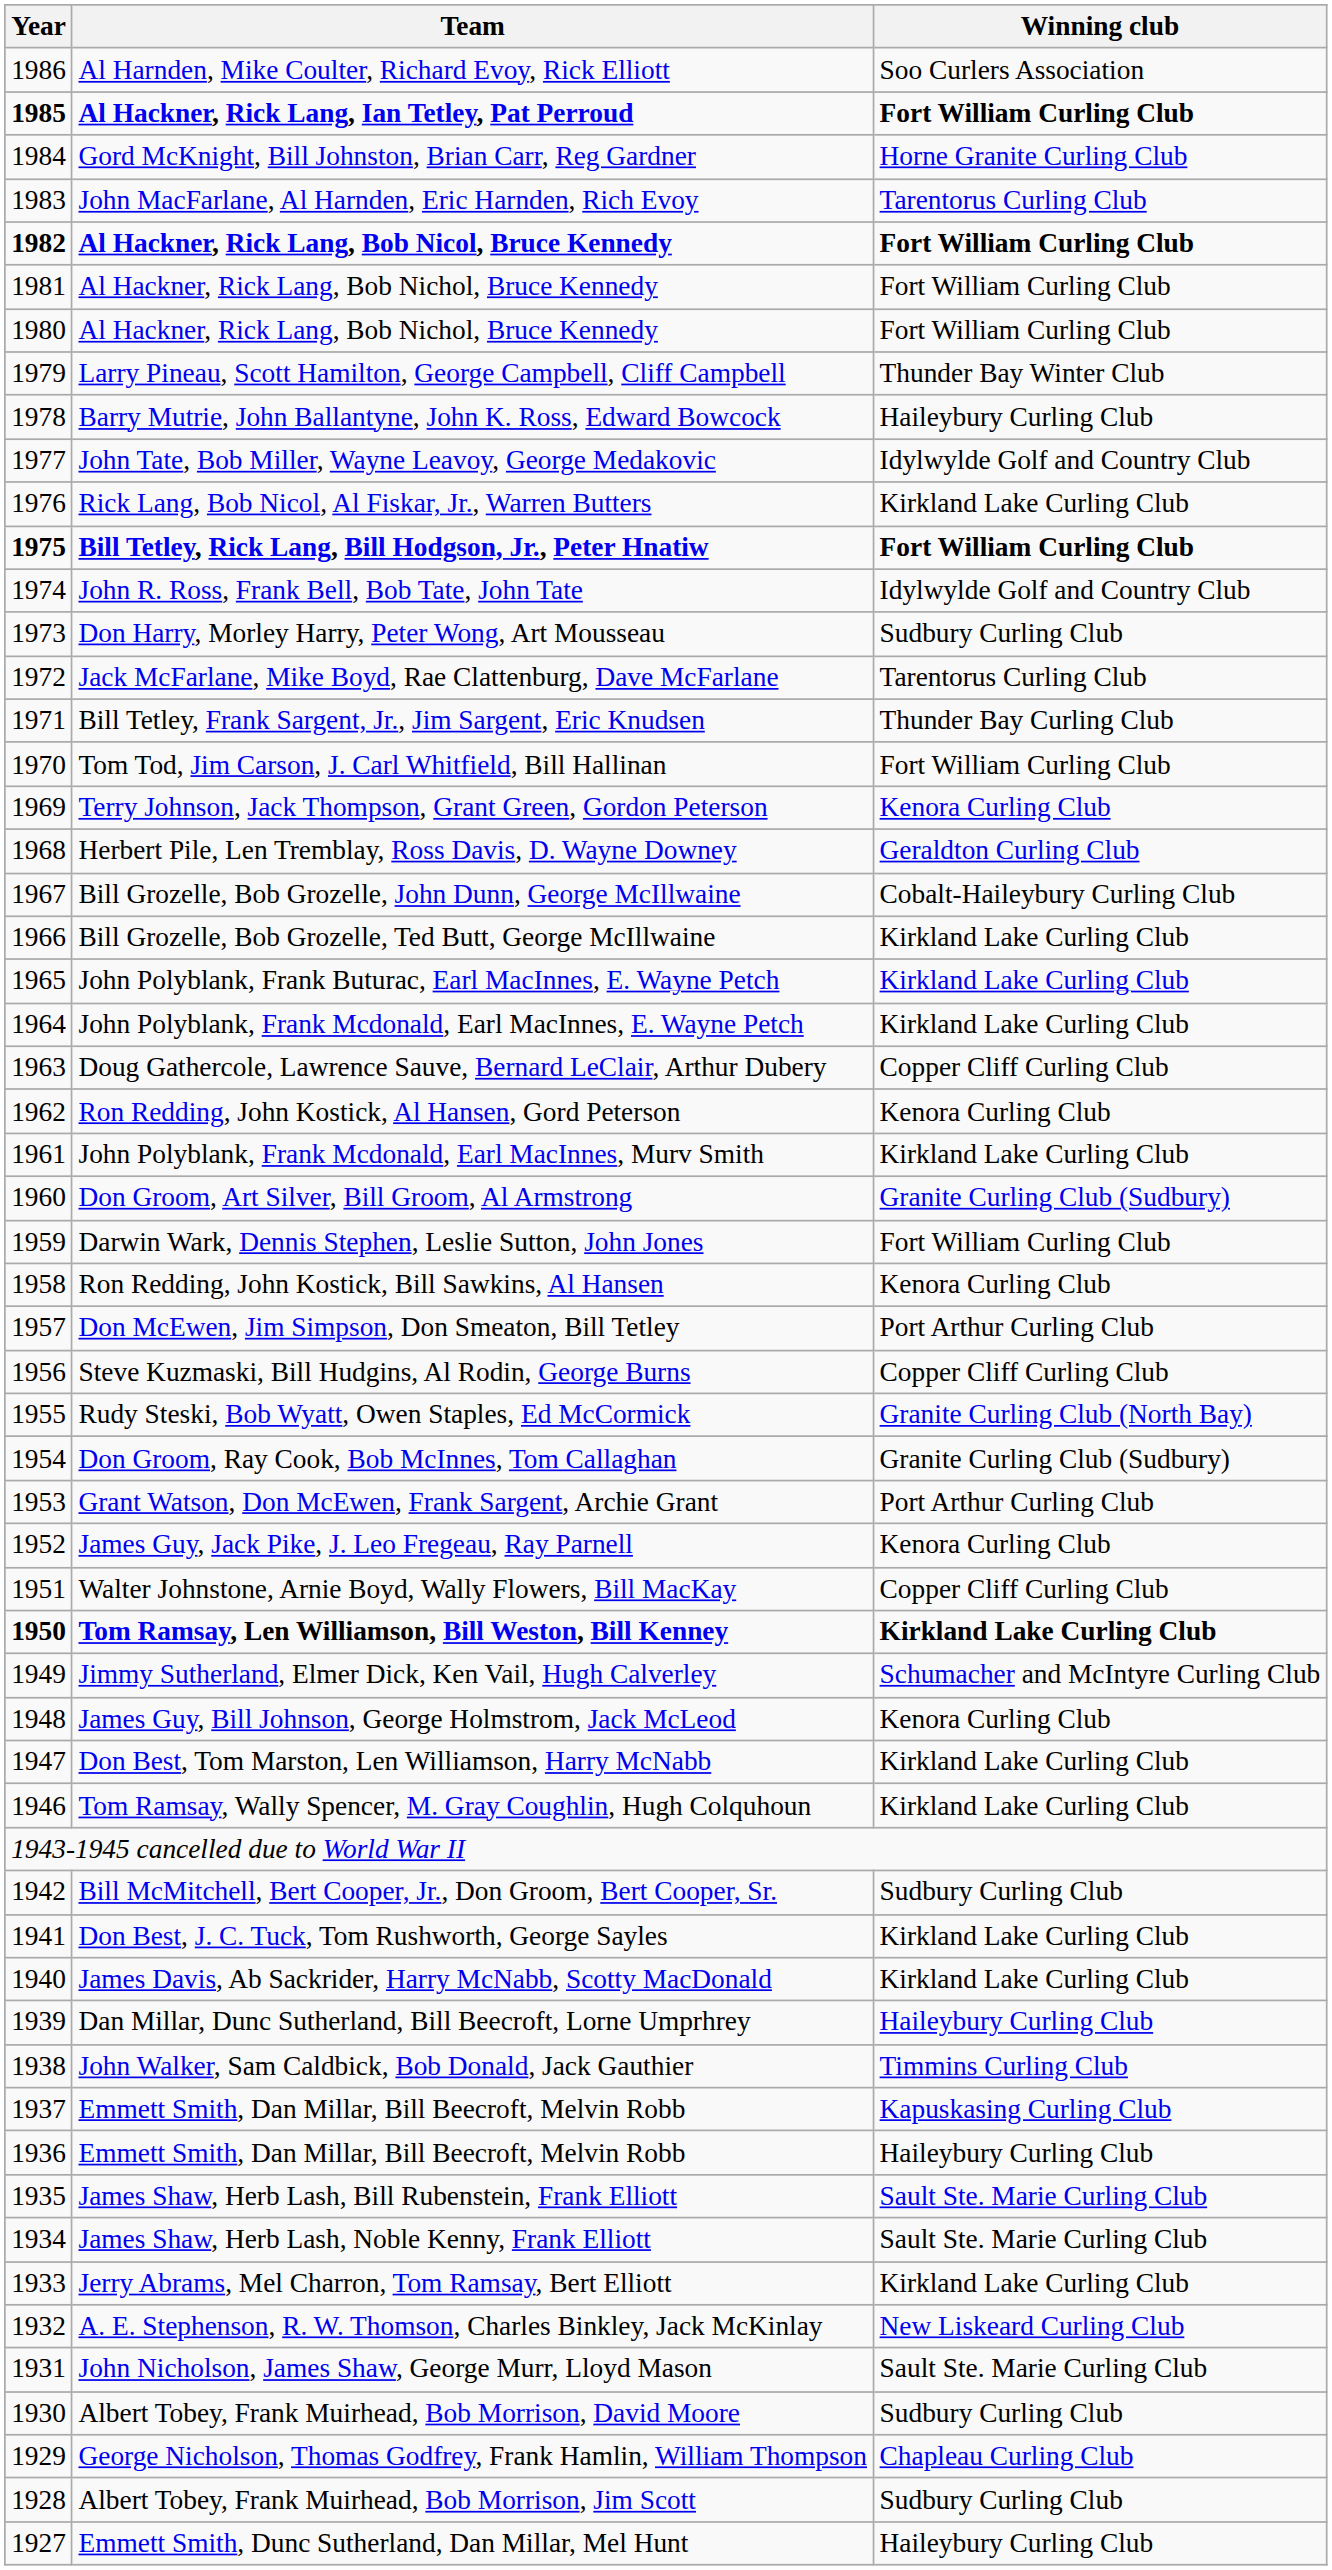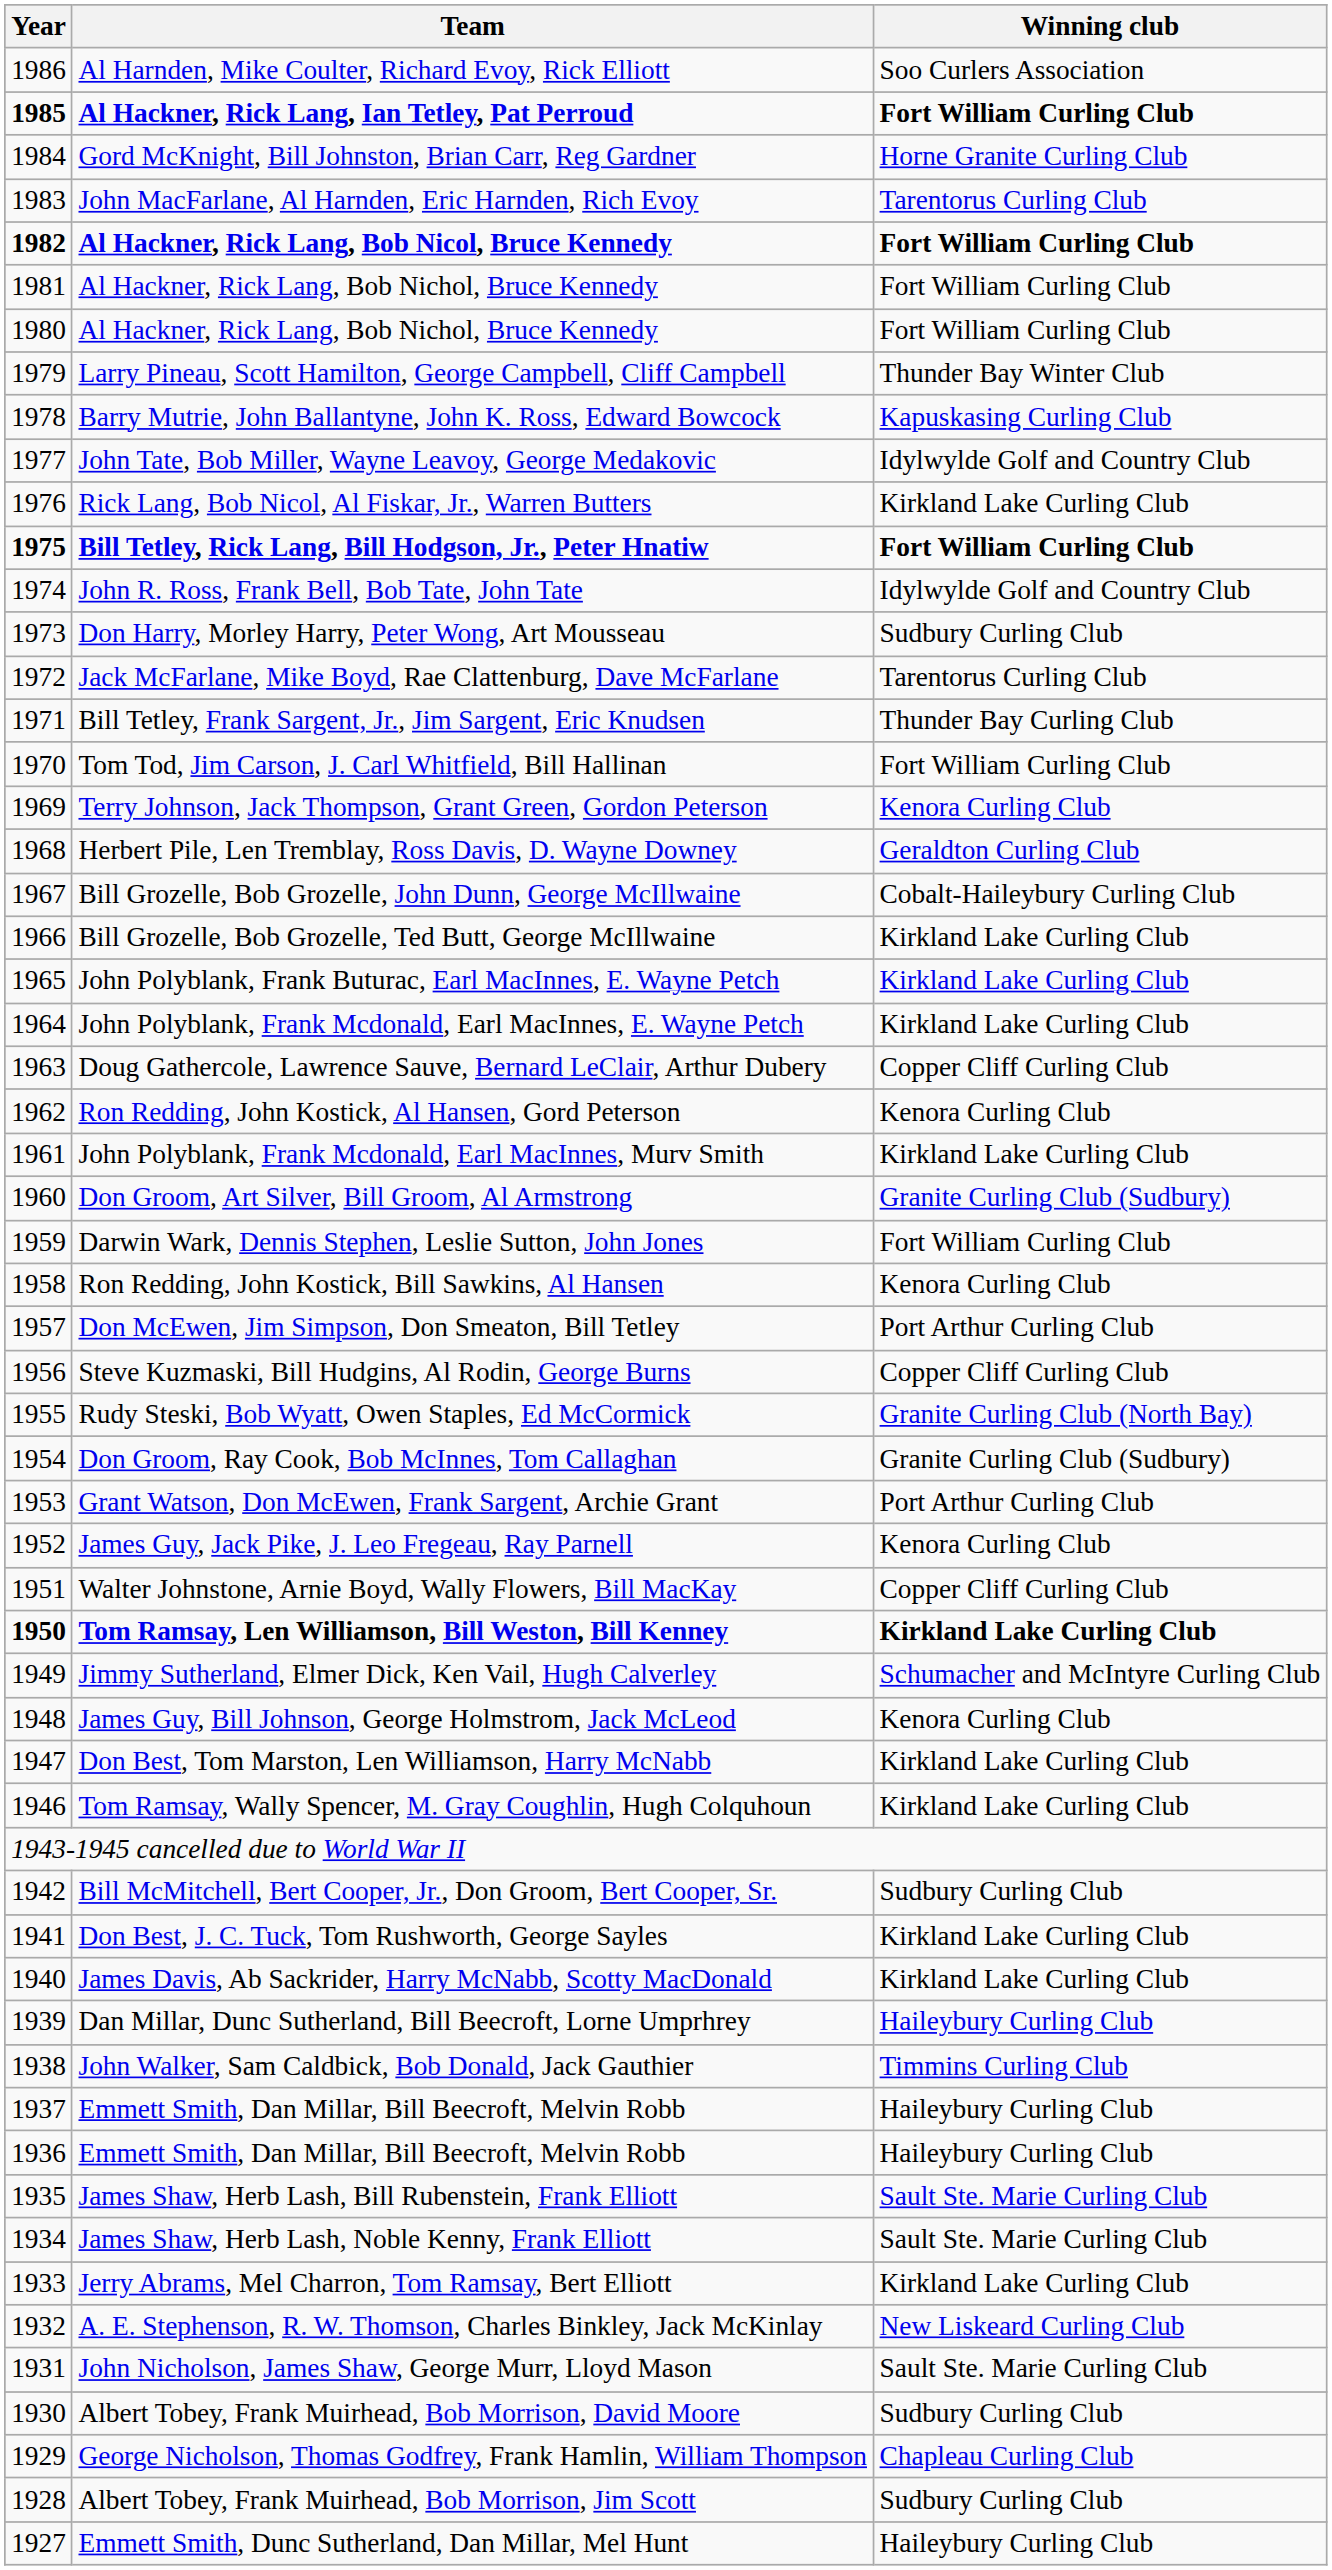(1016, 416) Haileybury Curling Club -> (1026, 416) Kapuskasing Curling Club
(1026, 2108) Kapuskasing Curling Club -> (1016, 2108) Haileybury Curling Club
